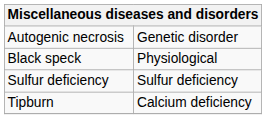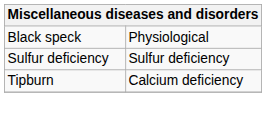- row: (66, 37)
